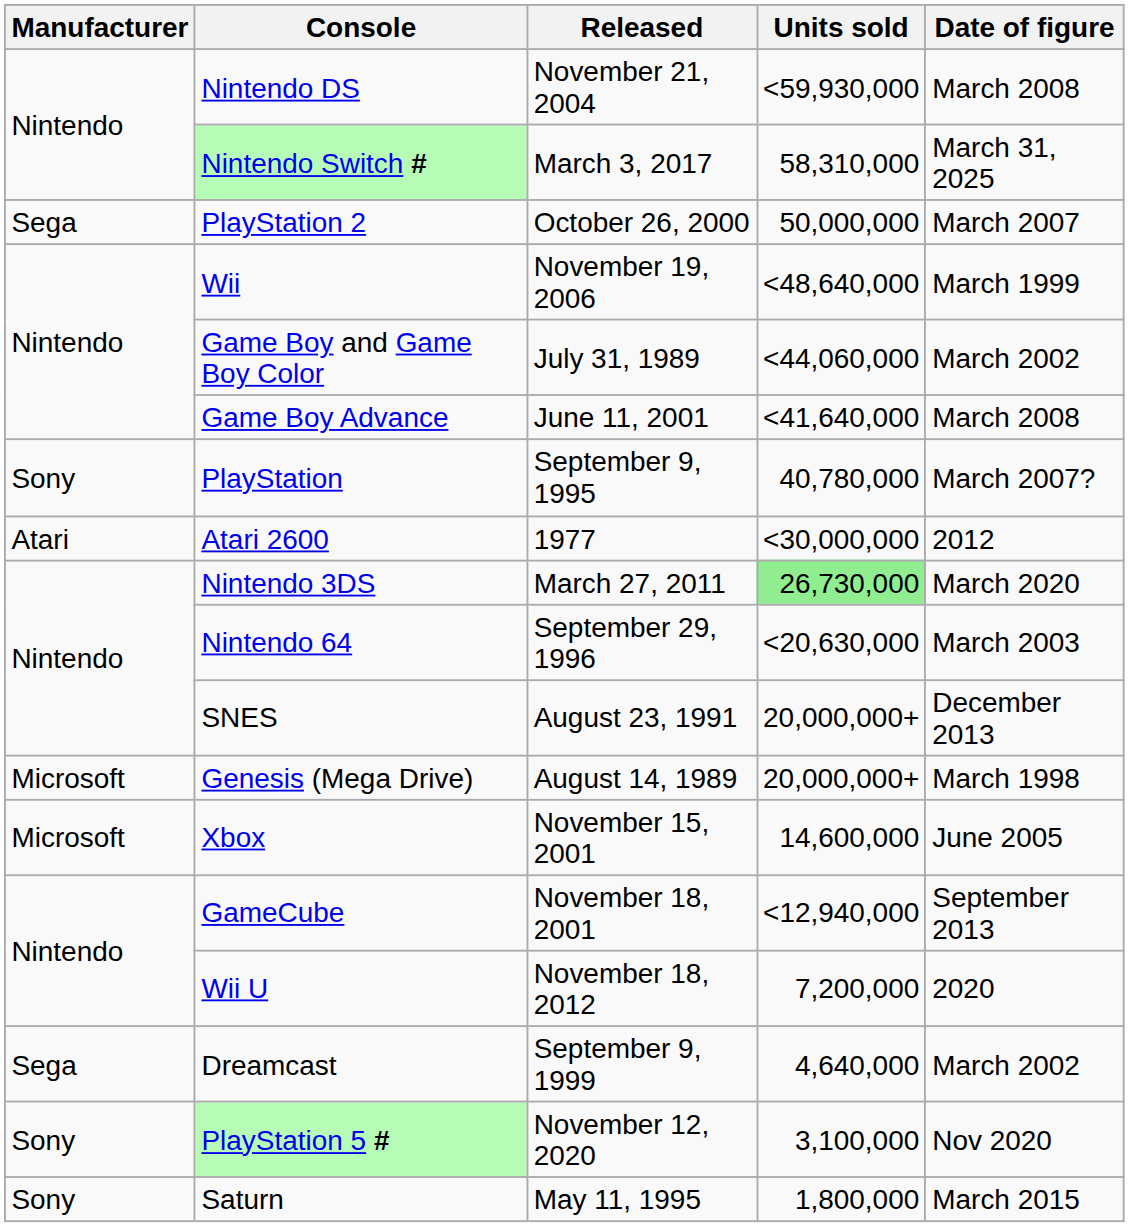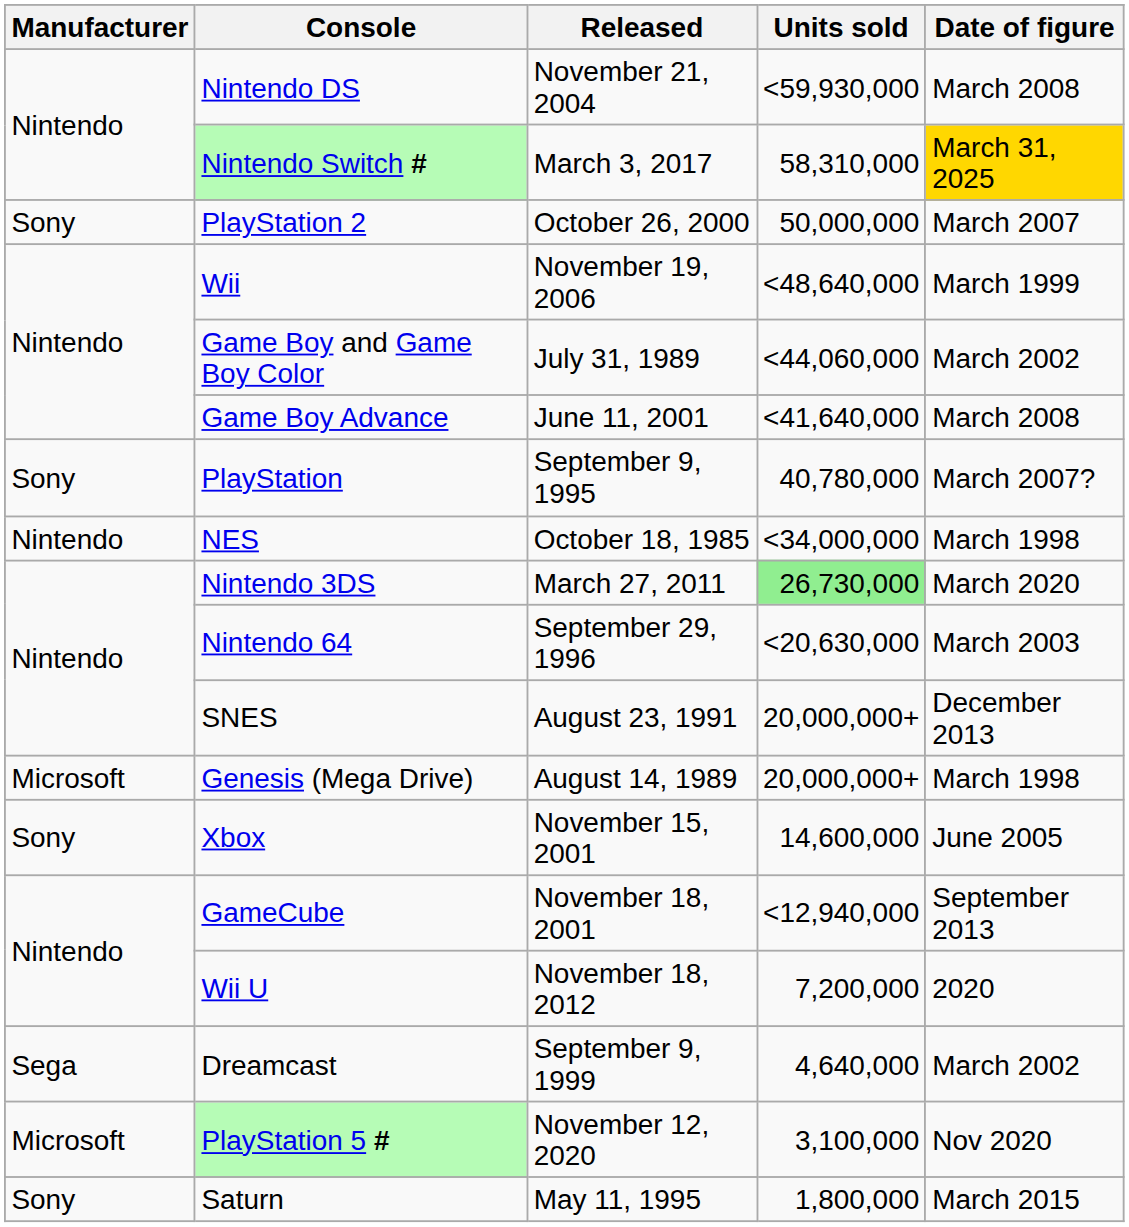(994, 163) no background -> (994, 163) gold background
(44, 223) Sega -> (43, 223) Sony
+ row: (230, 538)
- row: (265, 538)
(68, 837) Microsoft -> (43, 837) Sony
(43, 1140) Sony -> (68, 1140) Microsoft
